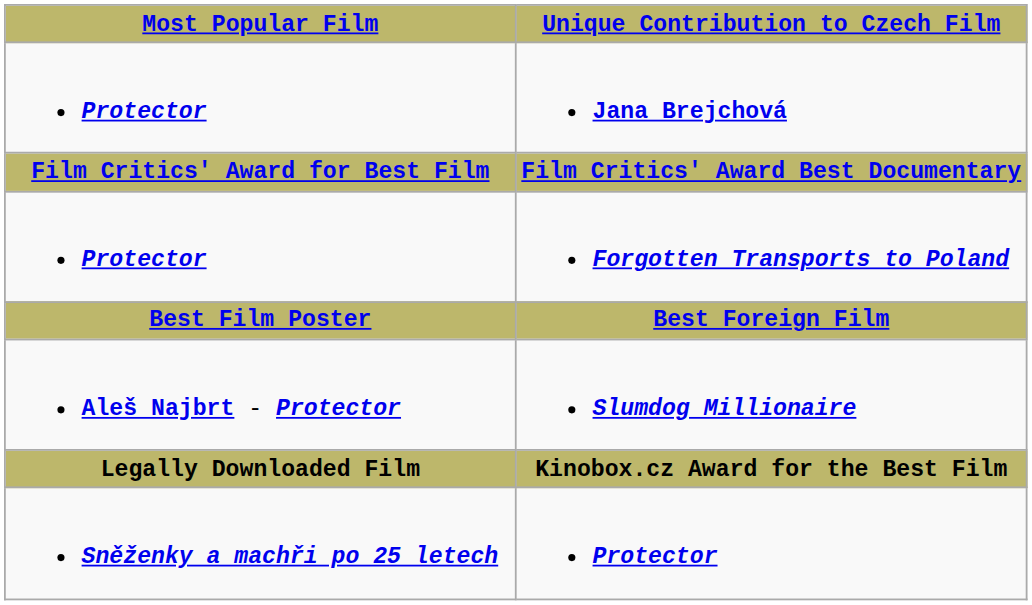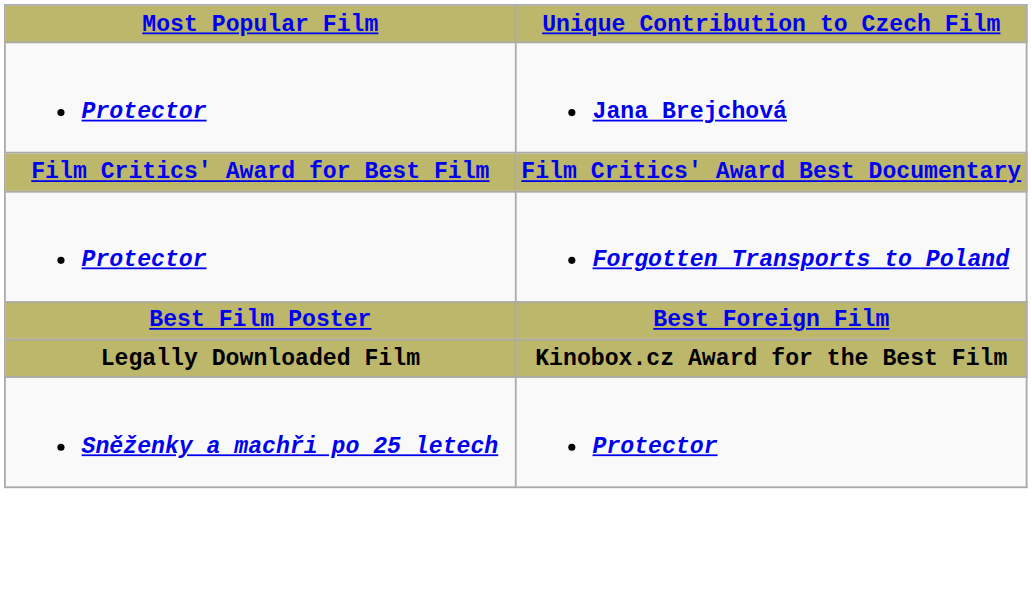- row: (771, 408)
